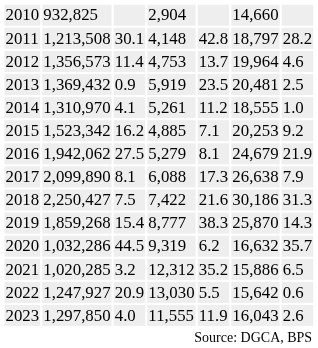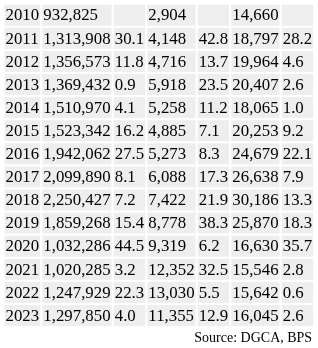(77, 38) 1,213,508 -> (77, 38) 1,313,908
(129, 61) 11.4 -> (129, 61) 11.8
(167, 61) 4,753 -> (167, 61) 4,716
(167, 84) 5,919 -> (167, 84) 5,918
(255, 84) 20,481 -> (255, 84) 20,407
(293, 84) 2.5 -> (293, 84) 2.6
(77, 107) 1,310,970 -> (77, 107) 1,510,970
(167, 107) 5,261 -> (167, 107) 5,258
(255, 107) 18,555 -> (255, 107) 18,065
(167, 153) 5,279 -> (167, 153) 5,273
(209, 153) 8.1 -> (209, 153) 8.3
(297, 153) 21.9 -> (297, 153) 22.1
(125, 199) 7.5 -> (125, 199) 7.2
(213, 199) 21.6 -> (213, 199) 21.9
(297, 199) 31.3 -> (297, 199) 13.3
(167, 223) 8,777 -> (167, 223) 8,778
(297, 223) 14.3 -> (297, 223) 18.3
(255, 246) 16,632 -> (255, 246) 16,630
(171, 269) 12,312 -> (171, 269) 12,352
(213, 269) 35.2 -> (213, 269) 32.5
(255, 269) 15,886 -> (255, 269) 15,546
(293, 269) 6.5 -> (293, 269) 2.8
(77, 292) 1,247,927 -> (77, 292) 1,247,929
(129, 292) 20.9 -> (129, 292) 22.3
(171, 315) 11,555 -> (171, 315) 11,355
(213, 315) 11.9 -> (213, 315) 12.9
(255, 315) 16,043 -> (255, 315) 16,045
